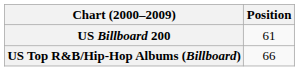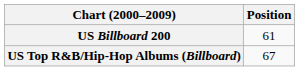(269, 55) 66 -> (269, 55) 67
